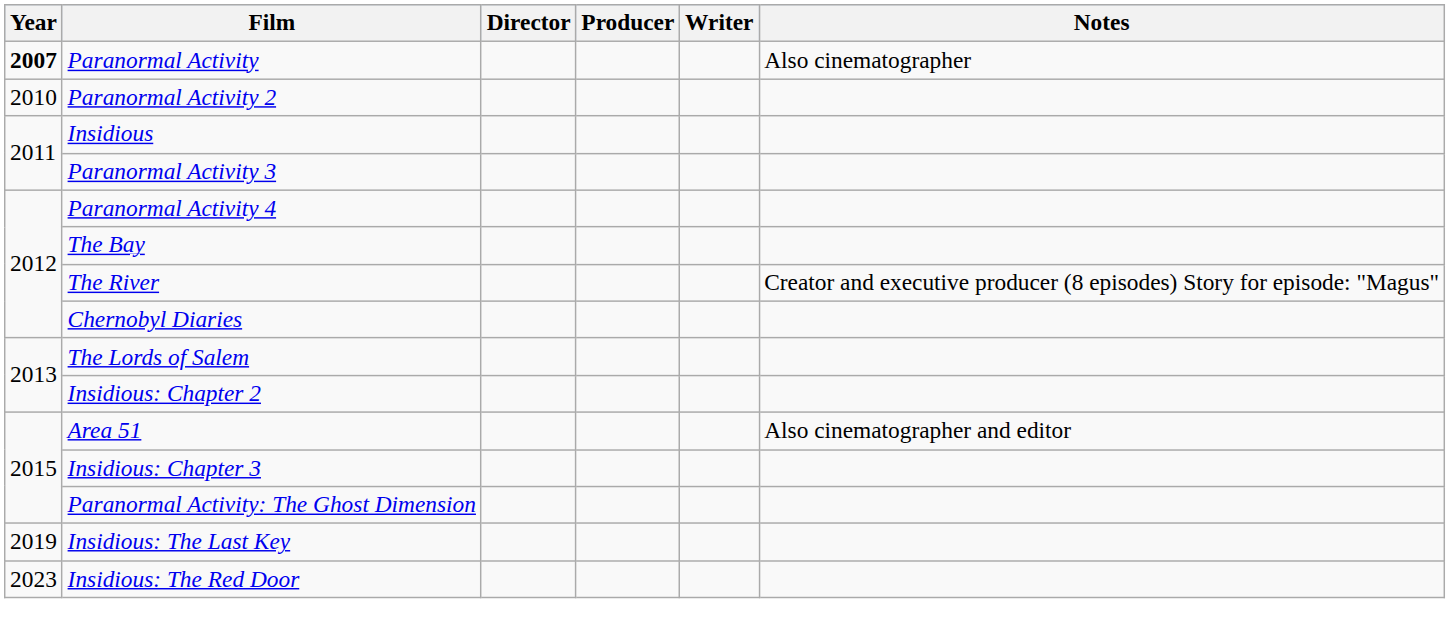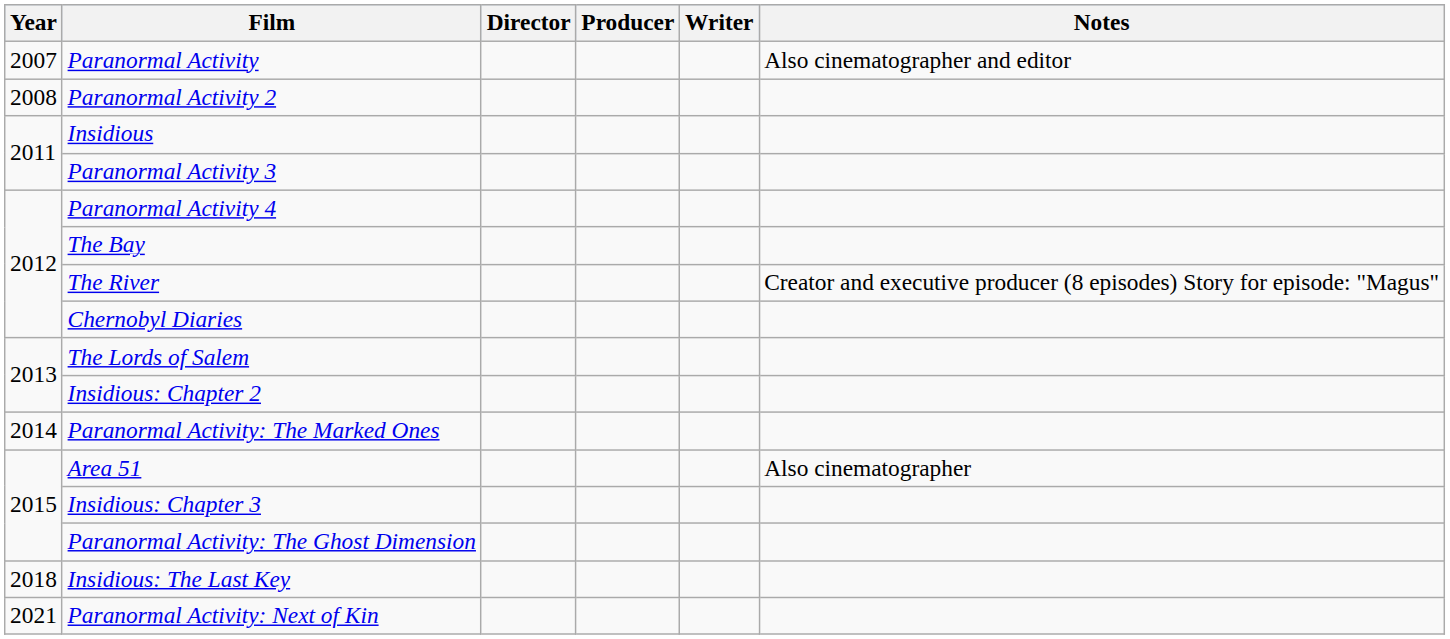(33, 60) bold -> (33, 60) normal
(868, 60) Also cinematographer -> (918, 60) Also cinematographer and editor
(33, 97) 2010 -> (33, 97) 2008
+ row: (254, 430)
(918, 430) Also cinematographer and editor -> (868, 467) Also cinematographer
(33, 541) 2019 -> (33, 578) 2018
+ row: (223, 615)
- row: (183, 578)
